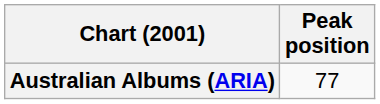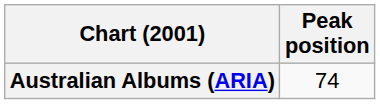(327, 80) 77 -> (327, 80) 74
